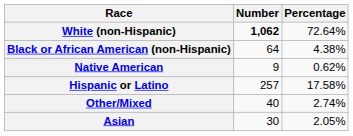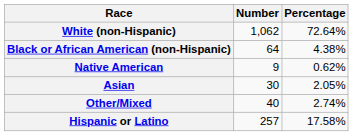(265, 31) bold -> (265, 31) normal
rows swapped: (119, 121) <-> (119, 85)
